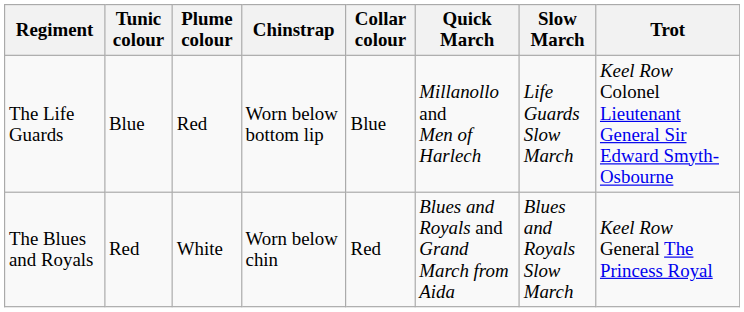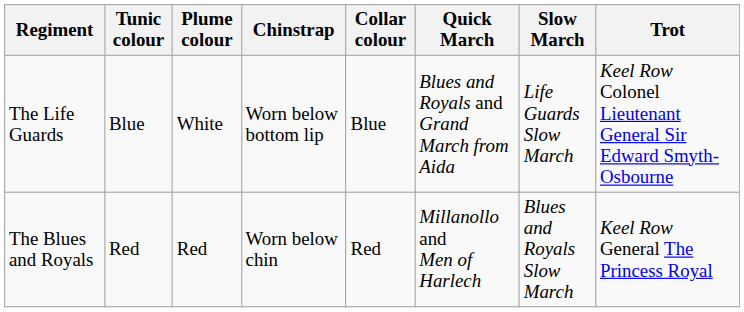(192, 123) Red -> (200, 123) White
(459, 123) Millanollo and Men of Harlech -> (464, 123) Blues and Royals and Grand March from Aida
(200, 249) White -> (192, 249) Red
(464, 249) Blues and Royals and Grand March from Aida -> (459, 249) Millanollo and Men of Harlech
